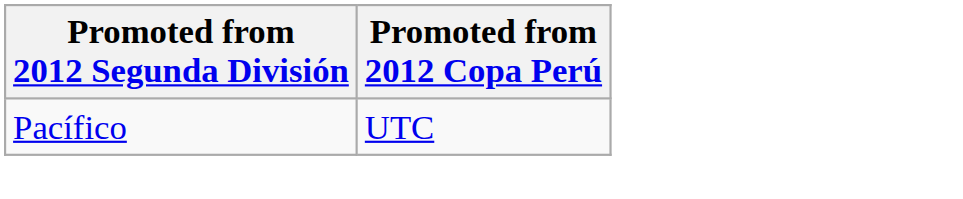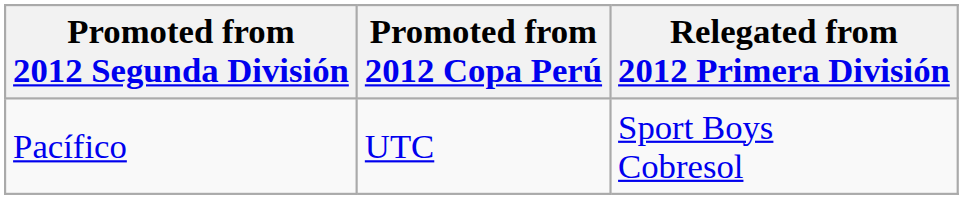+ column: (784, 51)
